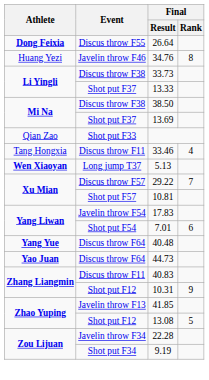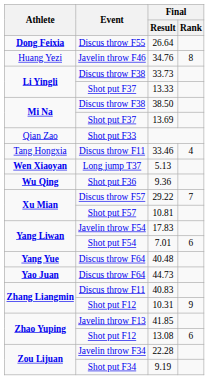+ row: (163, 182)
(191, 321) 5 -> (191, 336) 6
